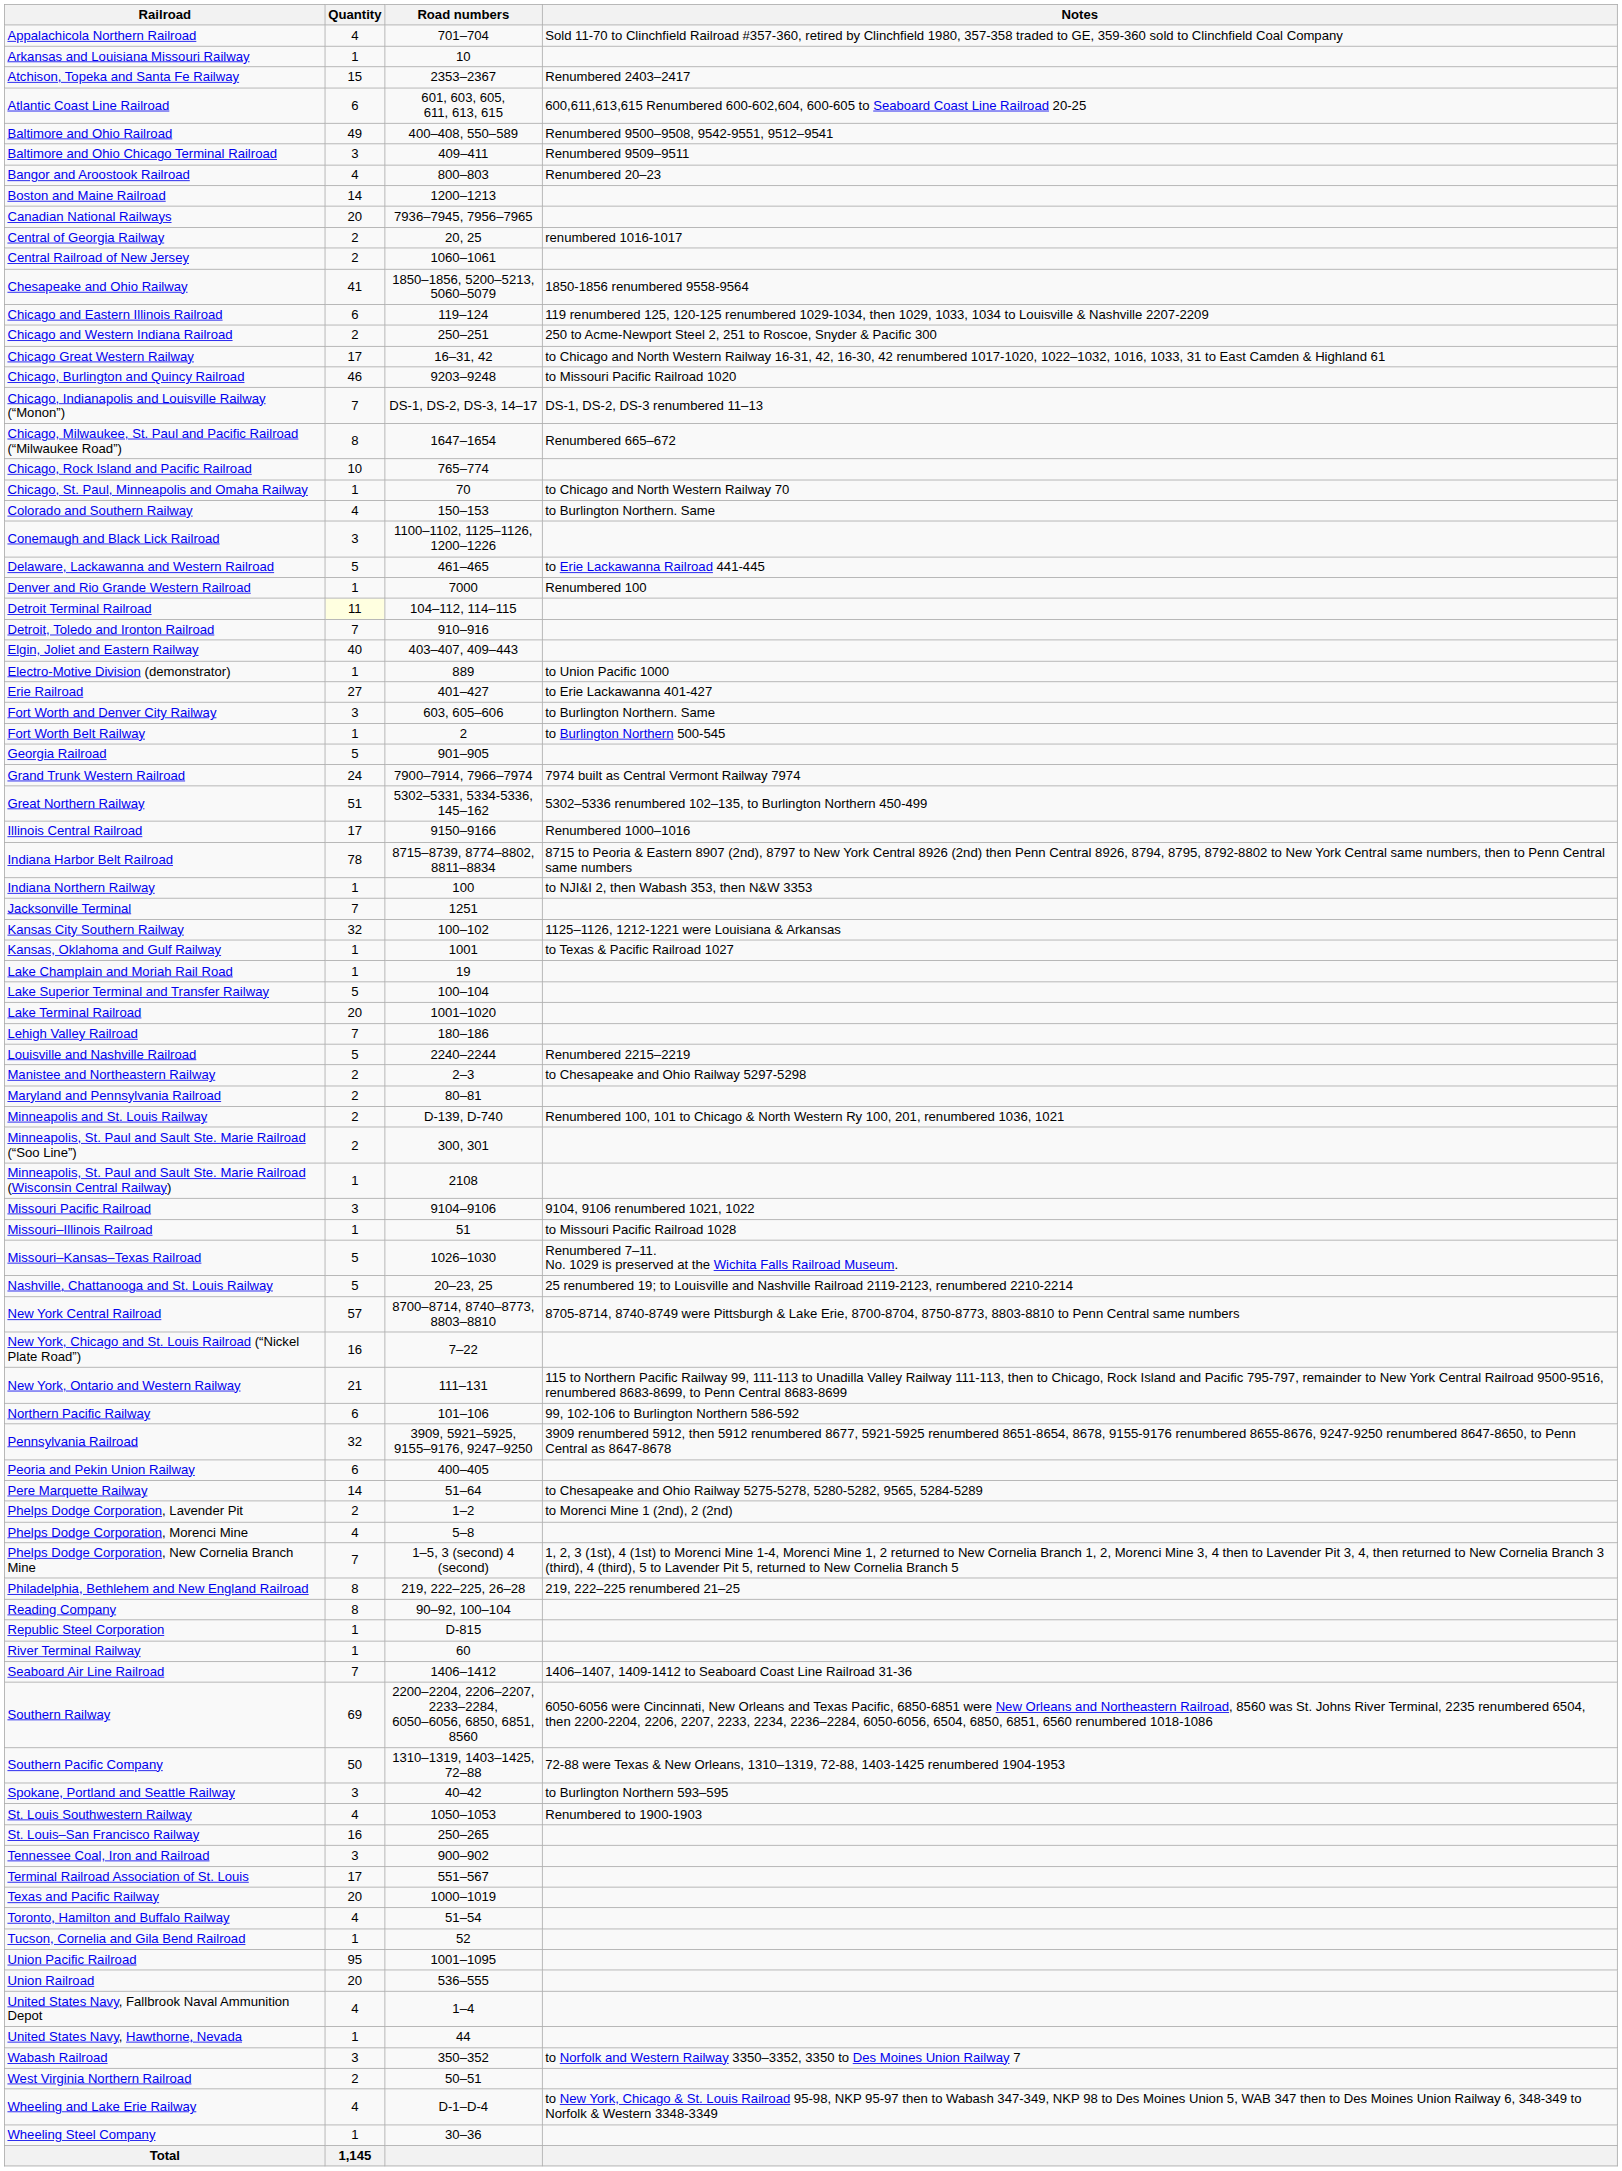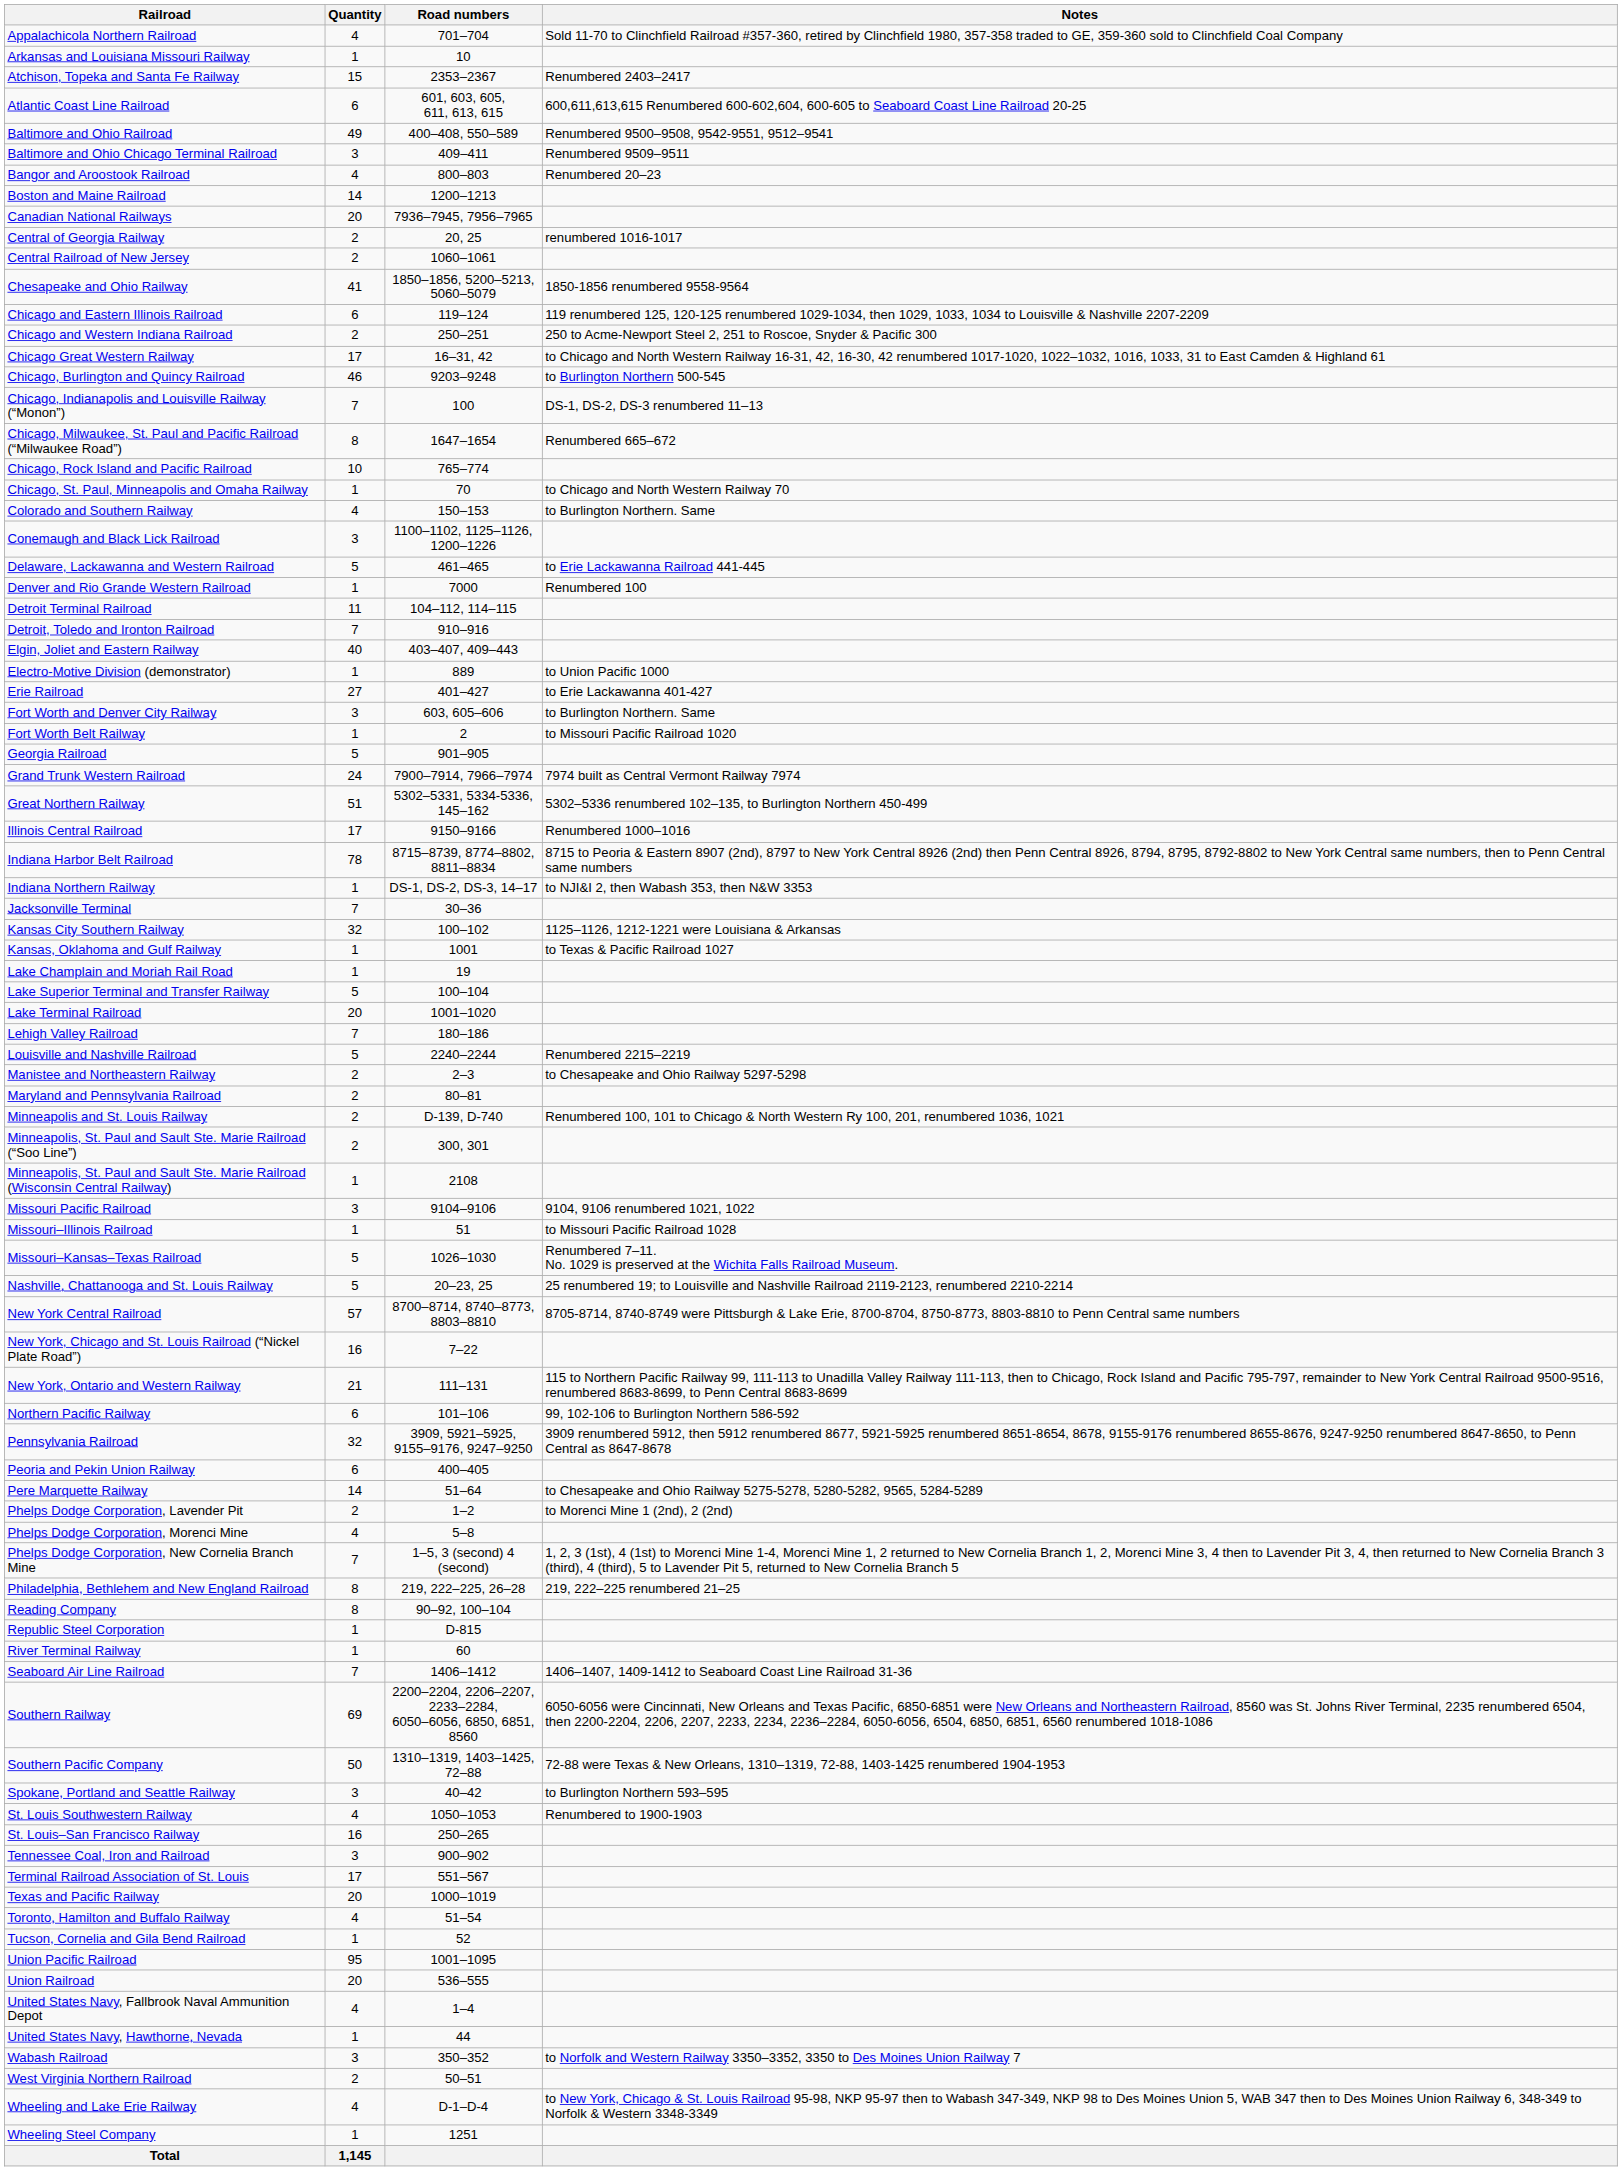(641, 377) to Missouri Pacific Railroad 1020 -> (635, 377) to Burlington Northern 500-545
(463, 405) DS-1, DS-2, DS-3, 14–17 -> (463, 405) 100
(355, 608) lightyellow background -> (355, 608) no background
(635, 733) to Burlington Northern 500-545 -> (641, 733) to Missouri Pacific Railroad 1020
(463, 888) 100 -> (463, 888) DS-1, DS-2, DS-3, 14–17
(463, 908) 1251 -> (463, 908) 30–36
(463, 2135) 30–36 -> (463, 2135) 1251
